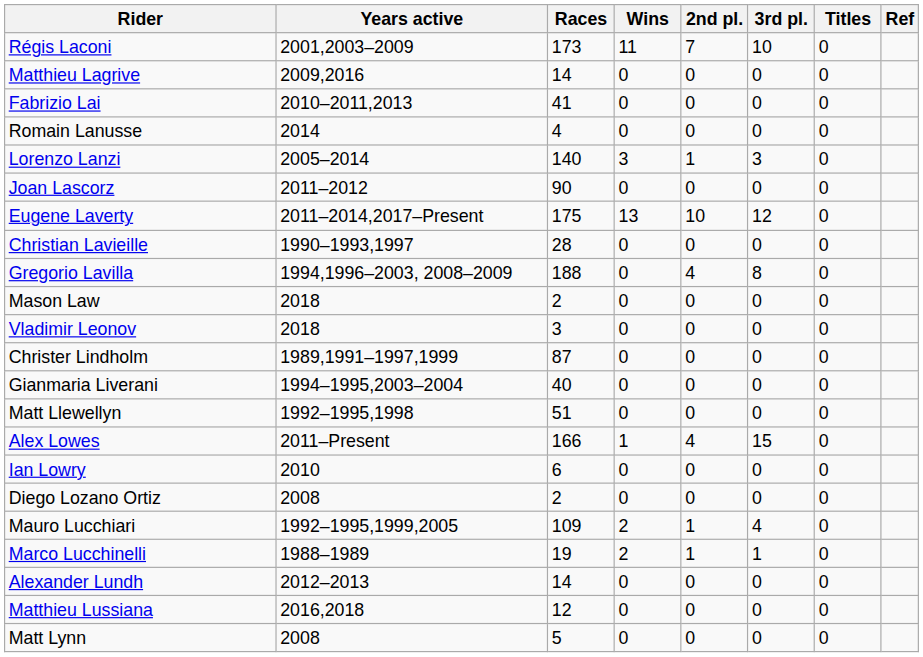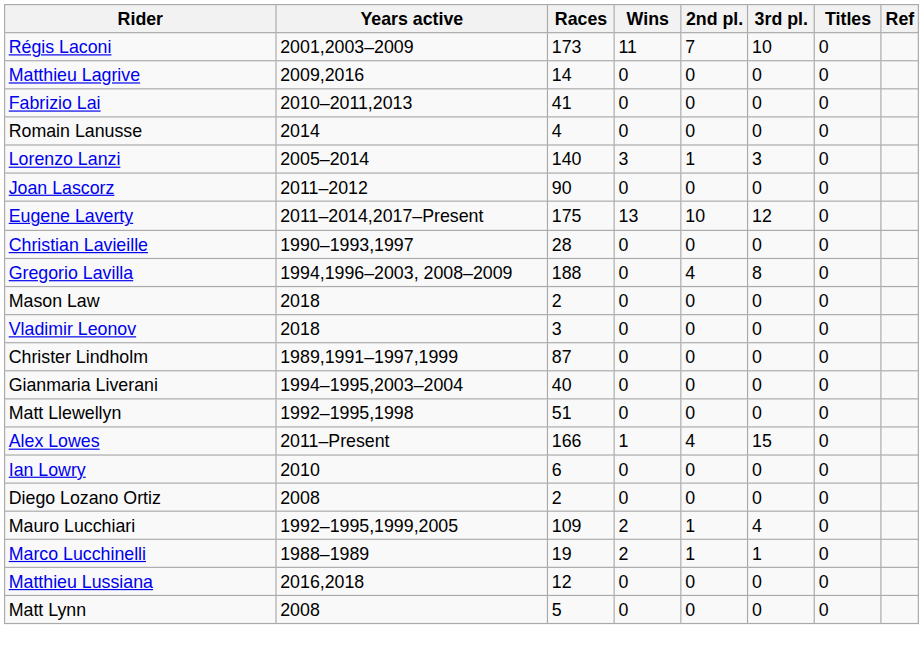- row: (76, 582)
